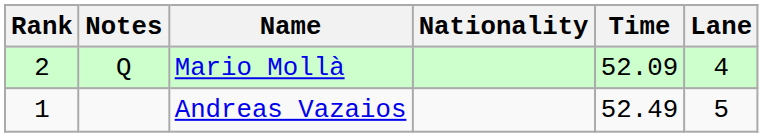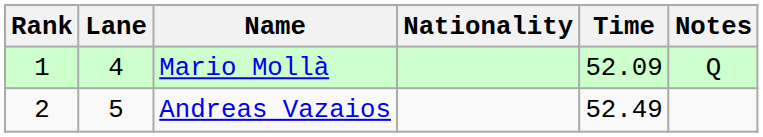columns swapped: (721, 26) <-> (124, 26)
(42, 68) 2 -> (42, 68) 1
(42, 110) 1 -> (42, 110) 2
